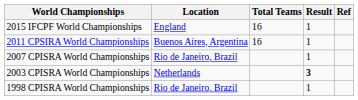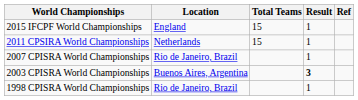(257, 27) 16 -> (257, 27) 15
(201, 42) Buenos Aires, Argentina -> (177, 42) Netherlands
(257, 42) 16 -> (257, 42) 15
(177, 73) Netherlands -> (201, 73) Buenos Aires, Argentina
